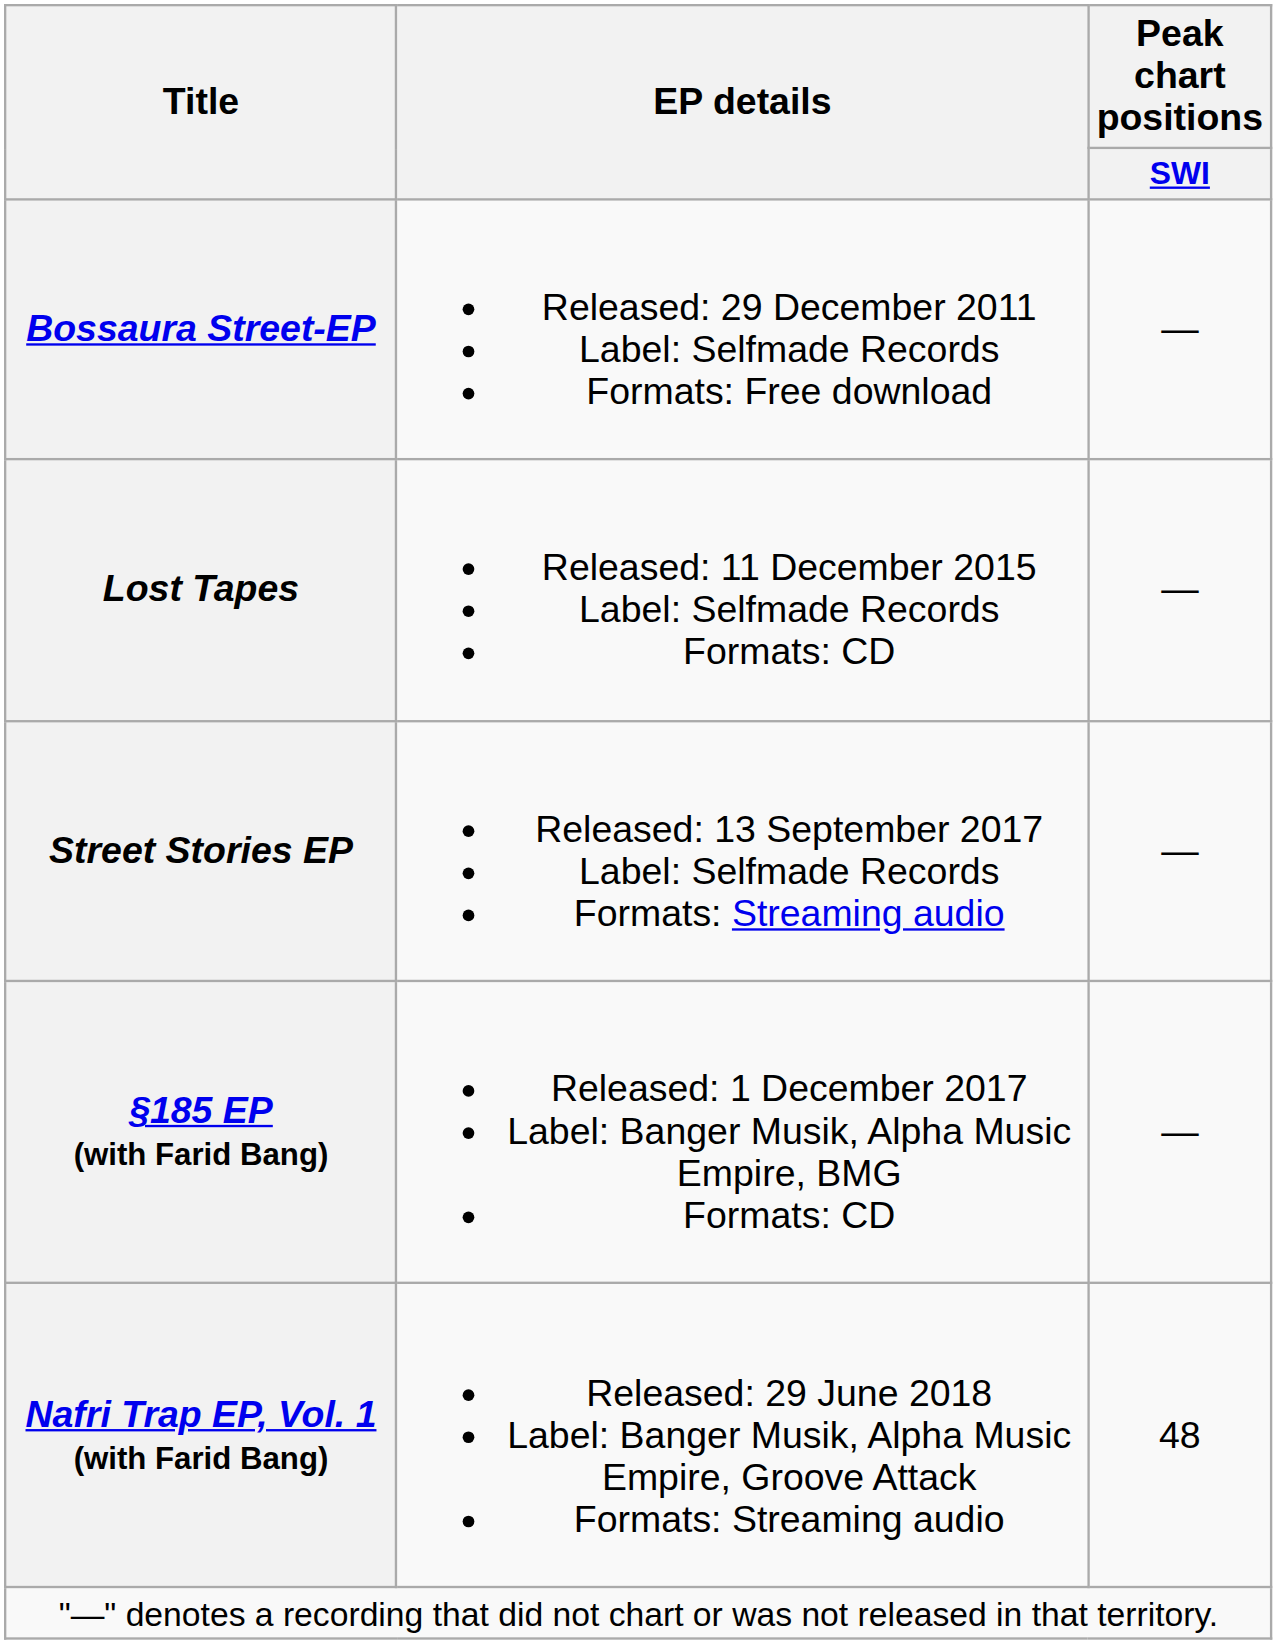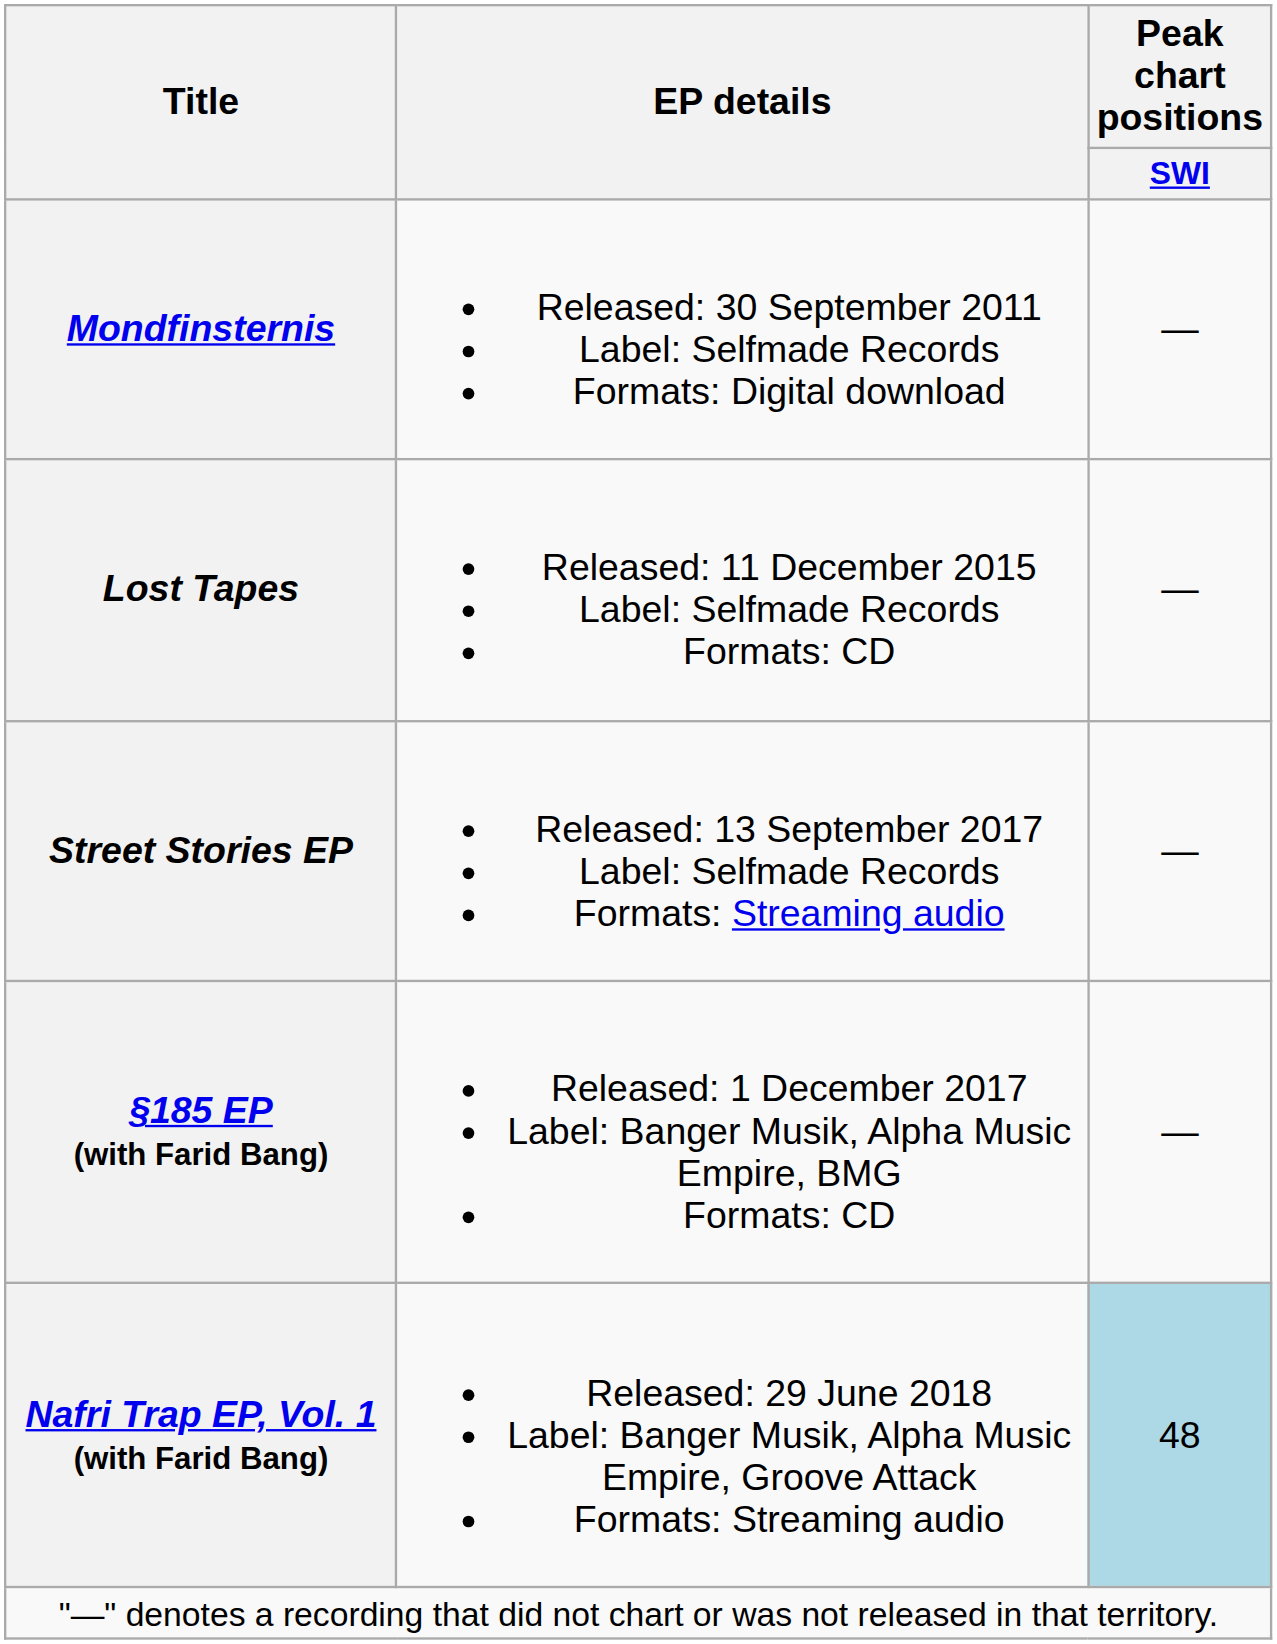+ row: (201, 328)
- row: (201, 328)
(1180, 1434) no background -> (1180, 1434) lightblue background
